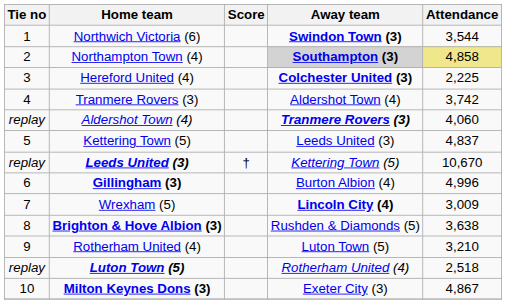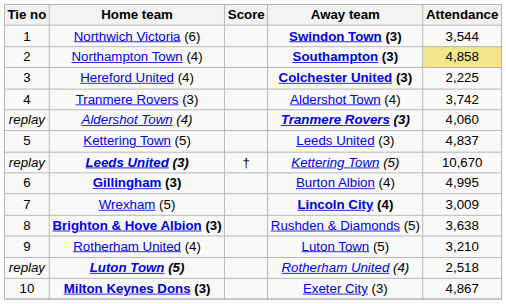(345, 57) lightgrey background -> (345, 57) no background
(462, 183) 4,996 -> (462, 183) 4,995
